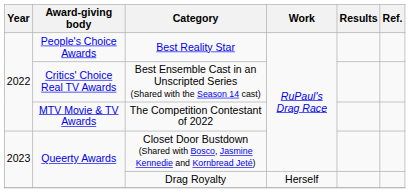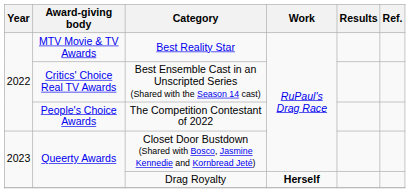(79, 47) People's Choice Awards -> (79, 47) MTV Movie & TV Awards
(79, 116) MTV Movie & TV Awards -> (79, 116) People's Choice Awards
(302, 179) normal -> (302, 179) bold
